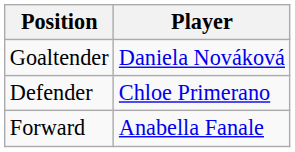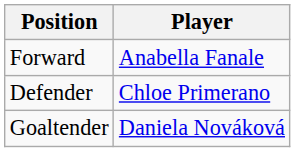rows swapped: (59, 57) <-> (48, 127)
